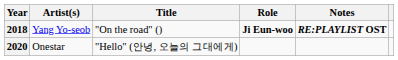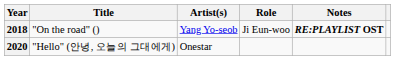columns swapped: (166, 12) <-> (61, 12)
(268, 29) bold -> (266, 29) normal
